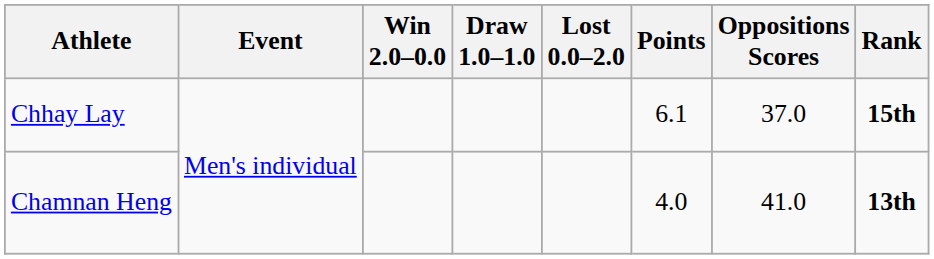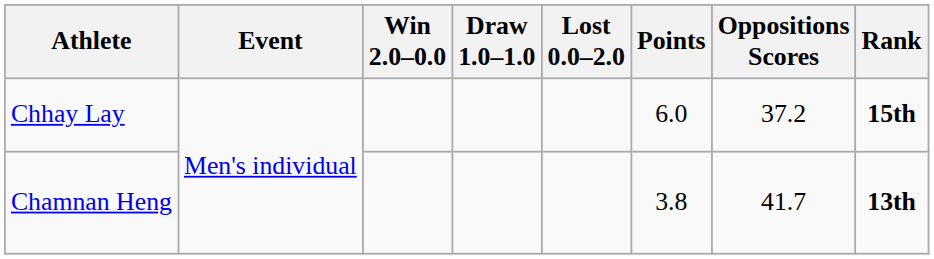(671, 114) 6.1 -> (671, 114) 6.0
(784, 114) 37.0 -> (784, 114) 37.2
(671, 202) 4.0 -> (671, 202) 3.8
(784, 202) 41.0 -> (784, 202) 41.7
